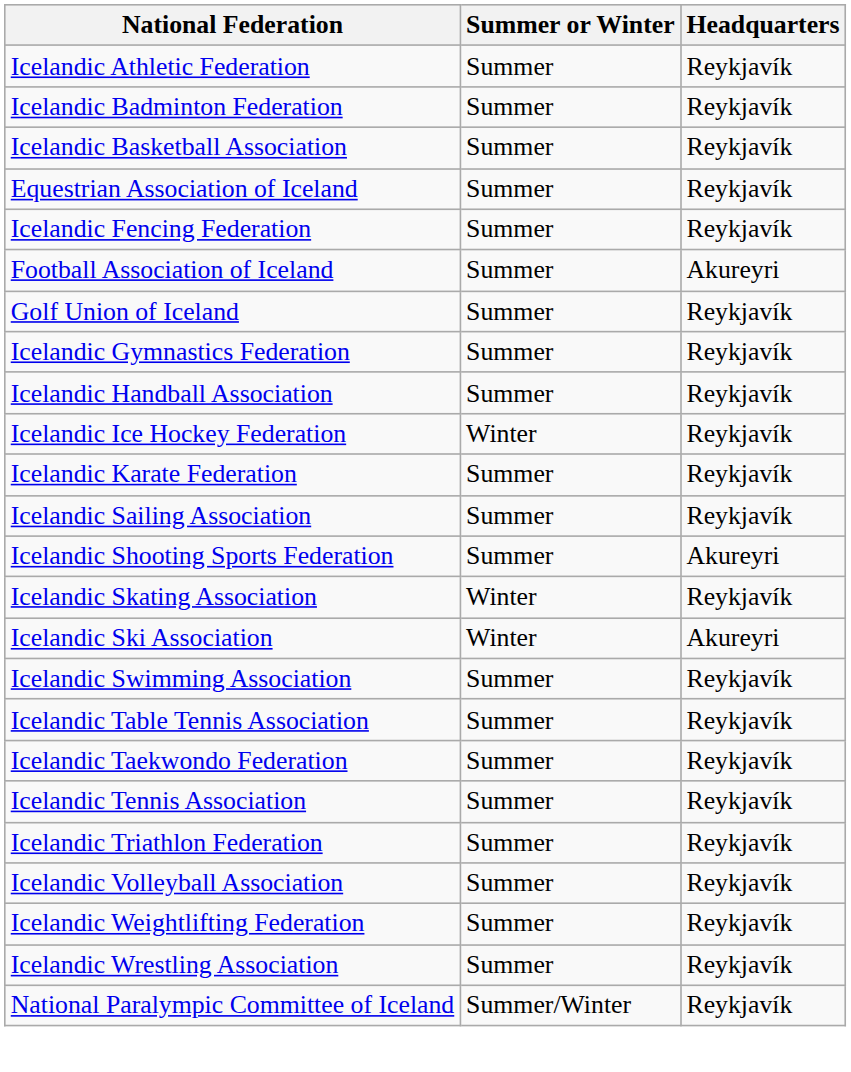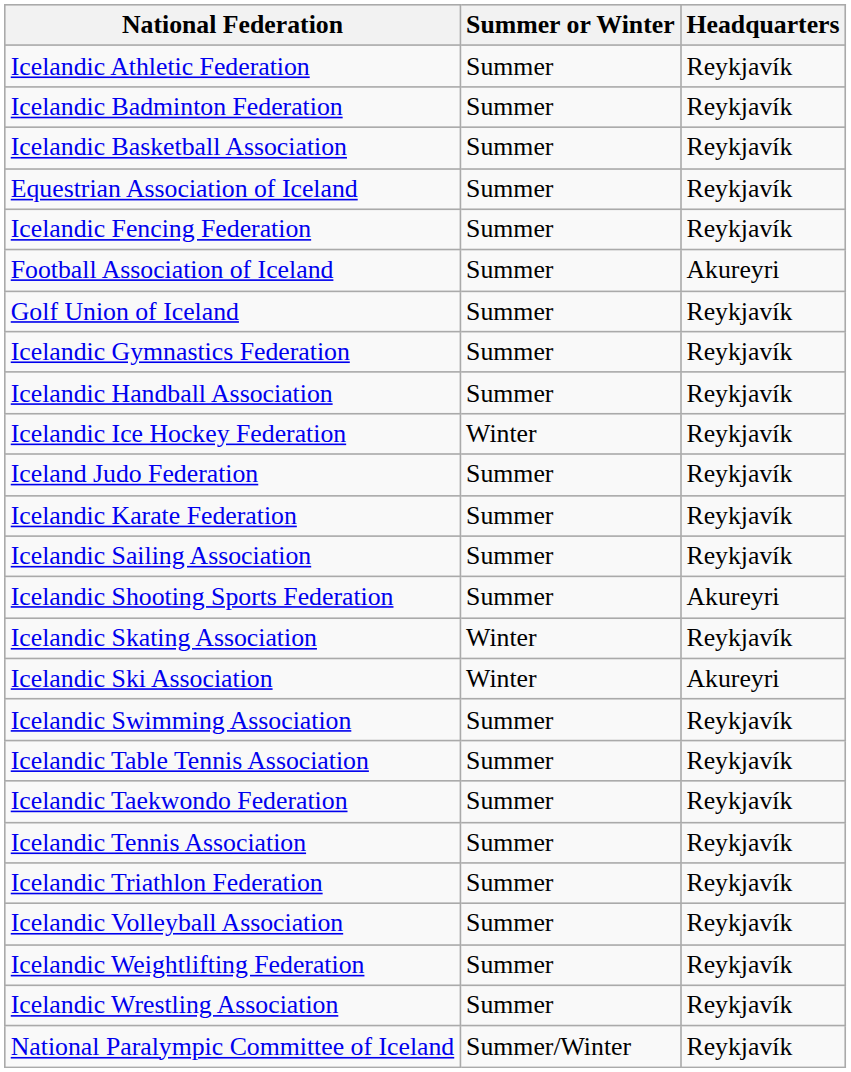+ row: (134, 474)
